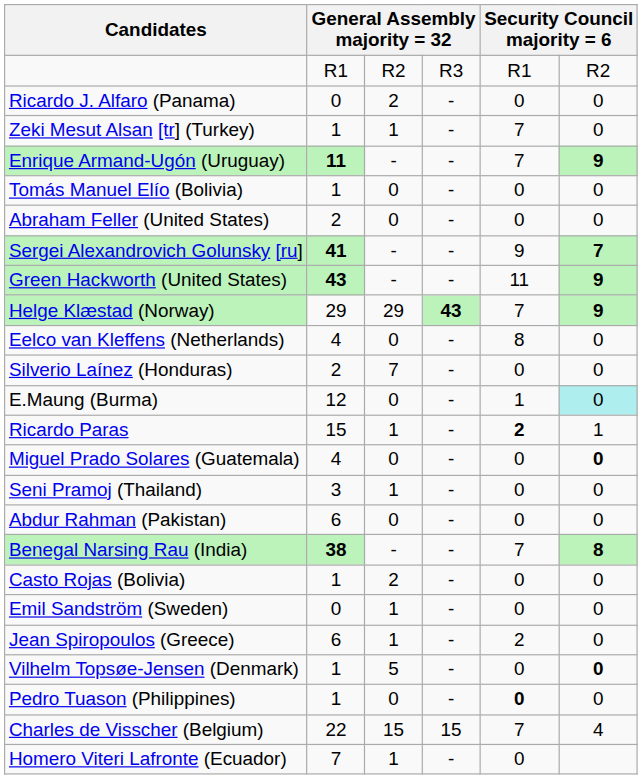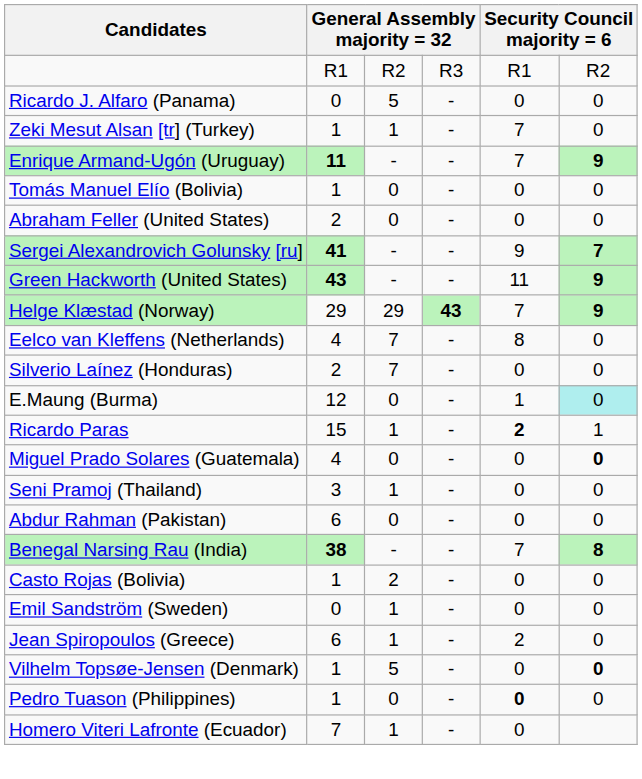(394, 100) 2 -> (394, 100) 5
(394, 340) 0 -> (394, 340) 7
- row: (136, 729)
